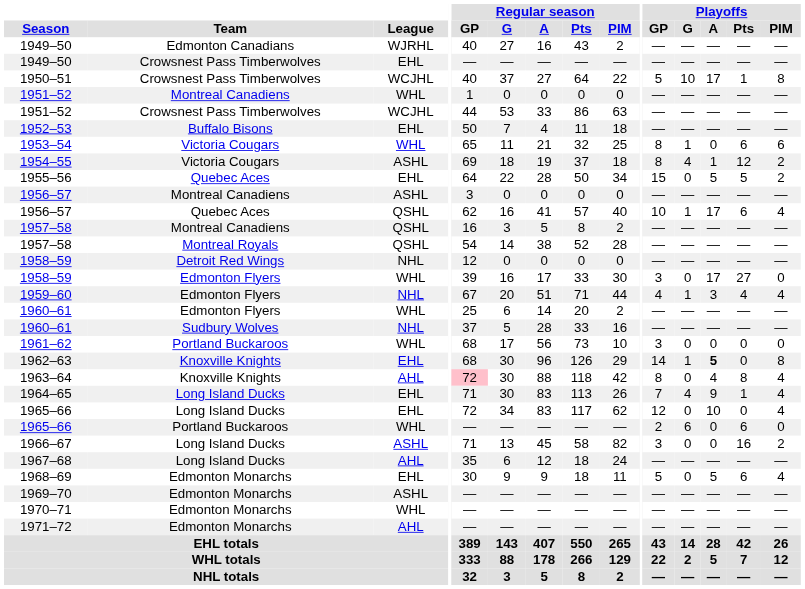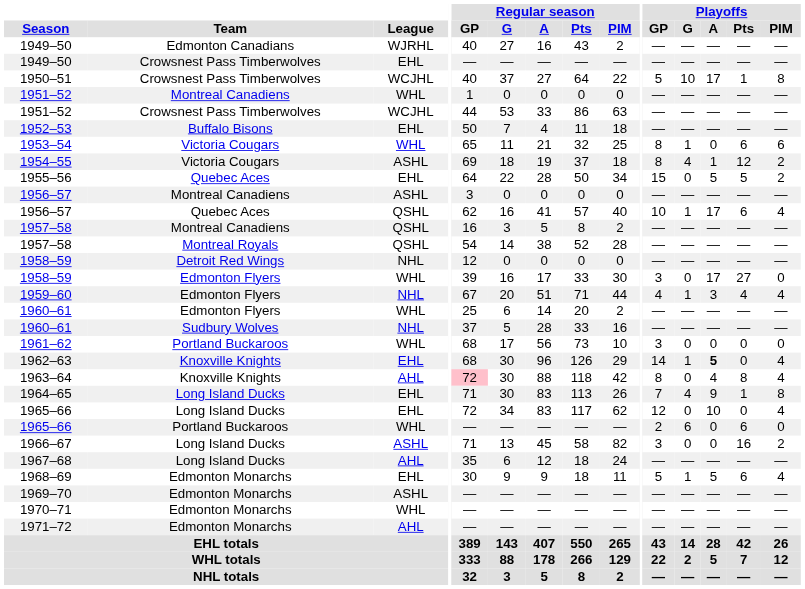(781, 360) 8 -> (781, 360) 4
(781, 394) 4 -> (781, 394) 8
(688, 477) 0 -> (688, 477) 1
